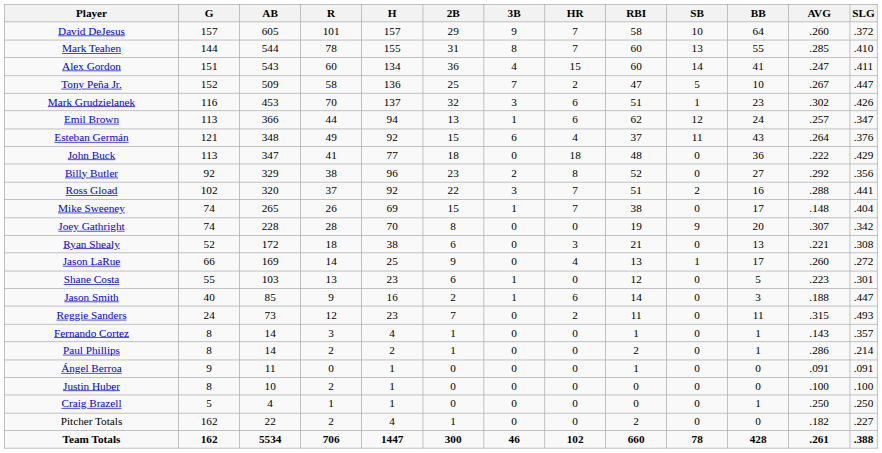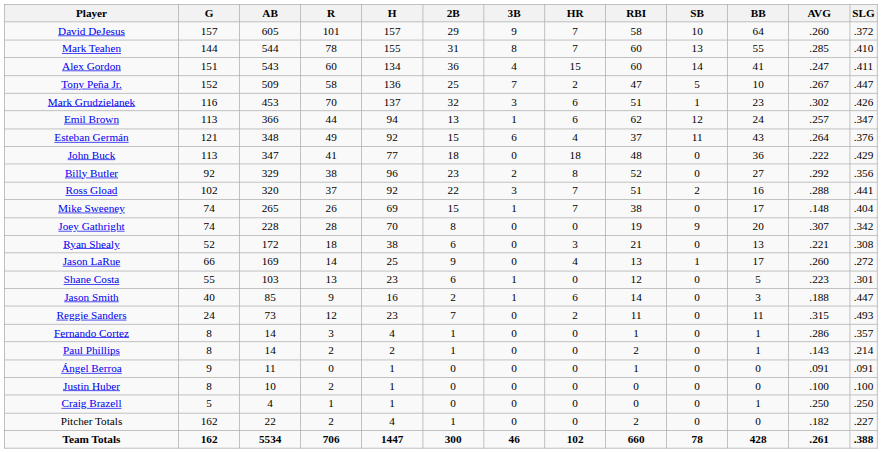(819, 333) .143 -> (819, 333) .286
(819, 350) .286 -> (819, 350) .143
